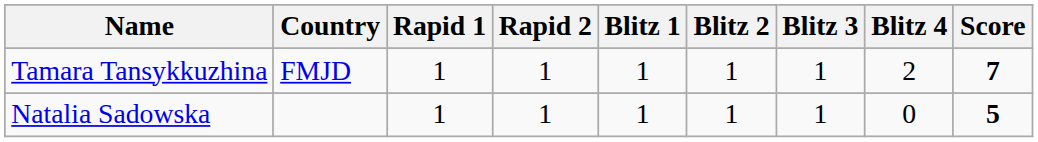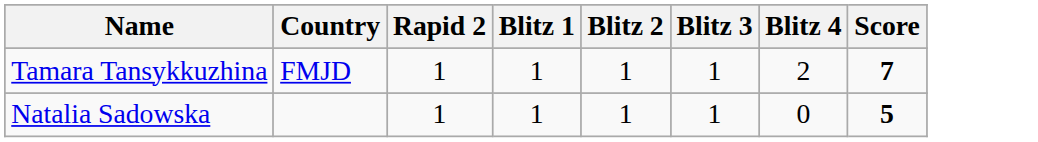- column: (439, 26)
